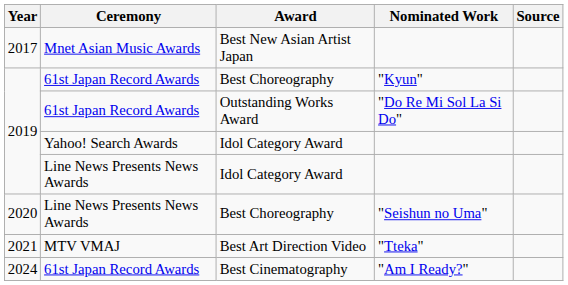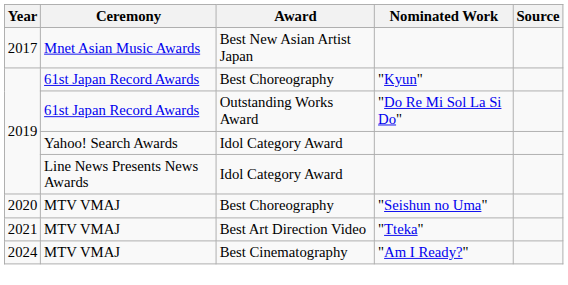(121, 214) Line News Presents News Awards -> (82, 205) MTV VMAJ
(122, 269) 61st Japan Record Awards -> (82, 252) MTV VMAJ
